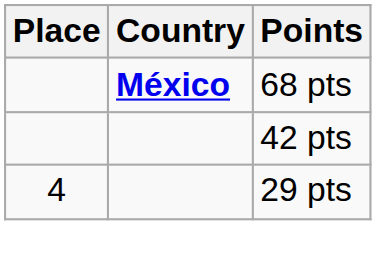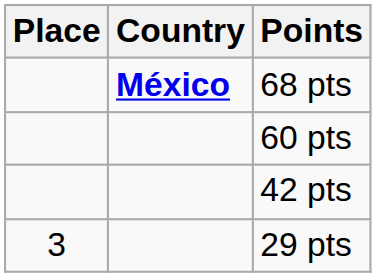+ row: (306, 137)
(57, 191) 4 -> (57, 244) 3
